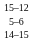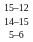rows swapped: (16, 35) <-> (16, 21)
